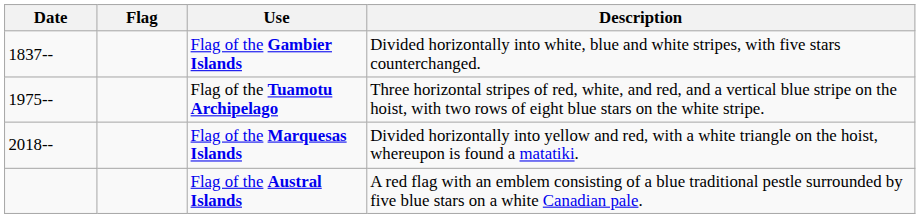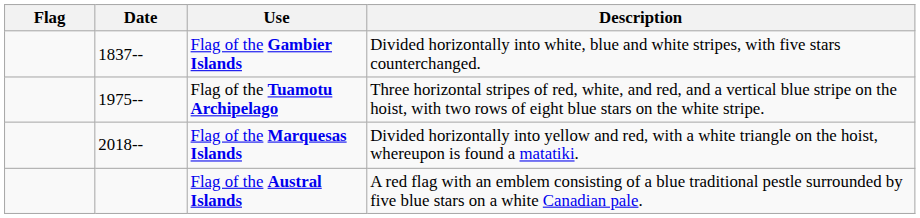columns swapped: (142, 17) <-> (51, 17)
